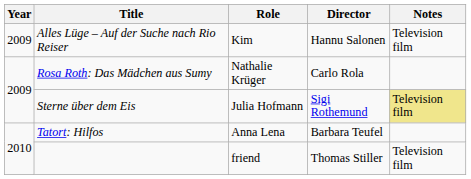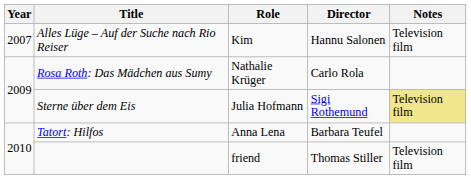(19, 40) 2009 -> (19, 40) 2007
